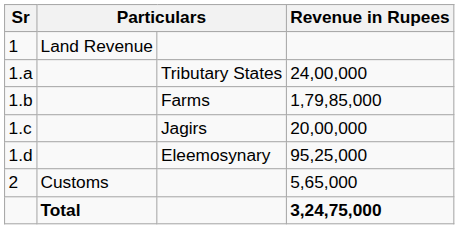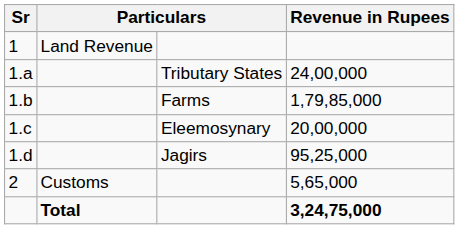(184, 127) Jagirs -> (216, 127) Eleemosynary
(216, 155) Eleemosynary -> (184, 155) Jagirs
